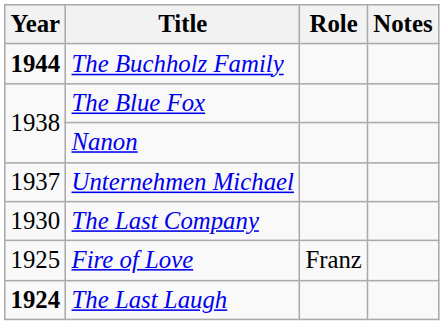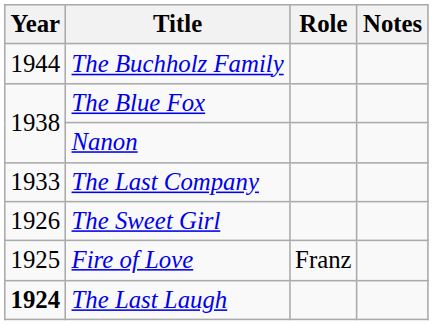(35, 63) bold -> (35, 63) normal
- row: (183, 181)
(35, 220) 1930 -> (35, 181) 1933
+ row: (146, 220)
